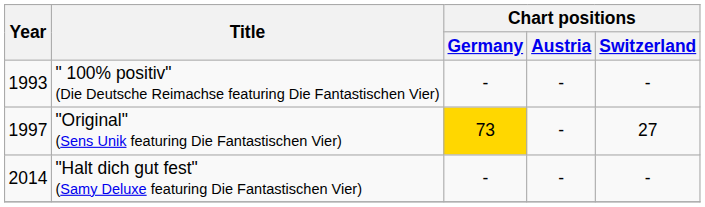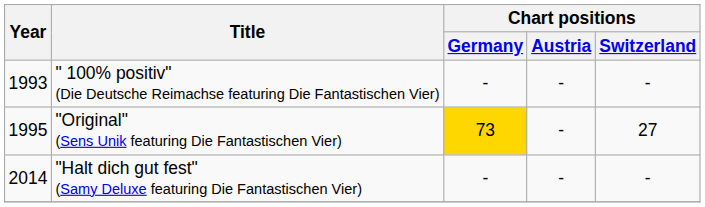(28, 130) 1997 -> (28, 130) 1995
